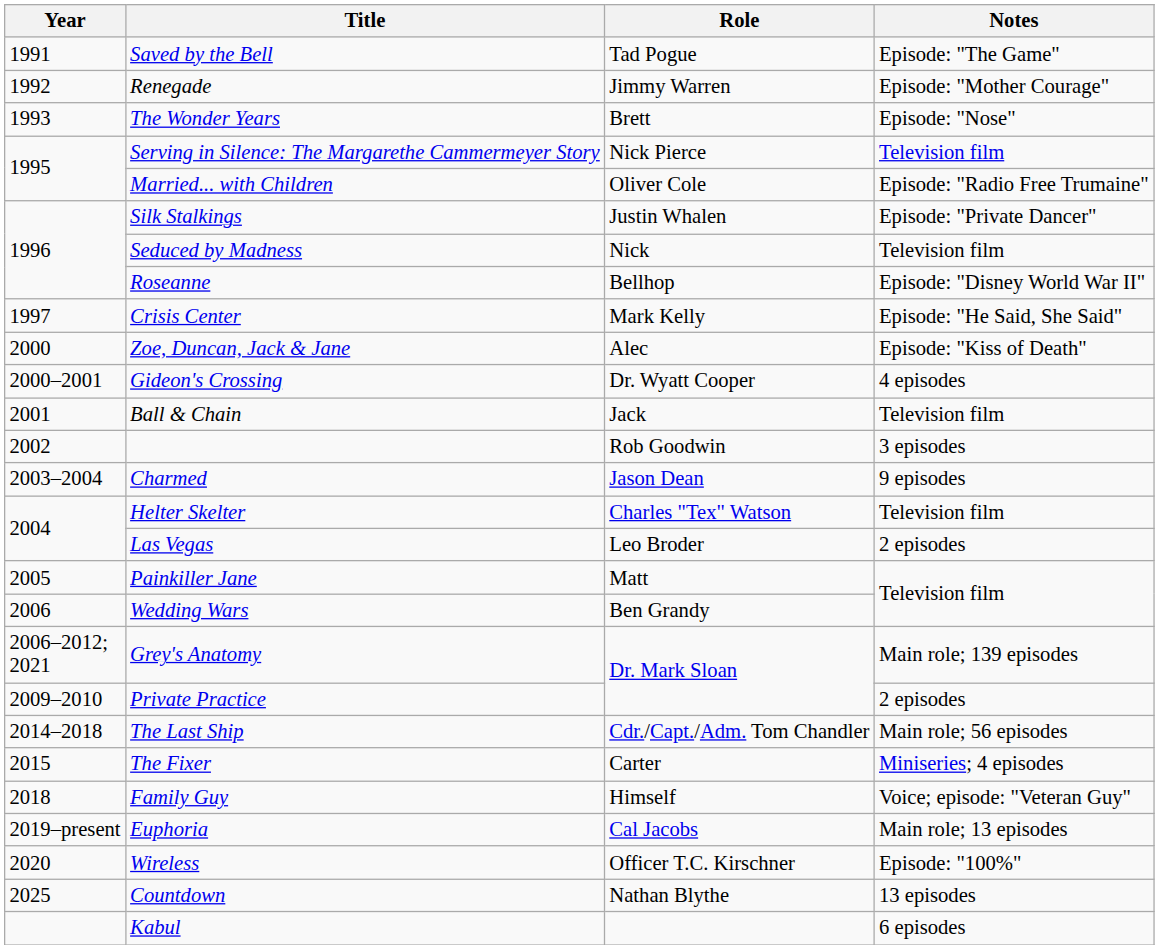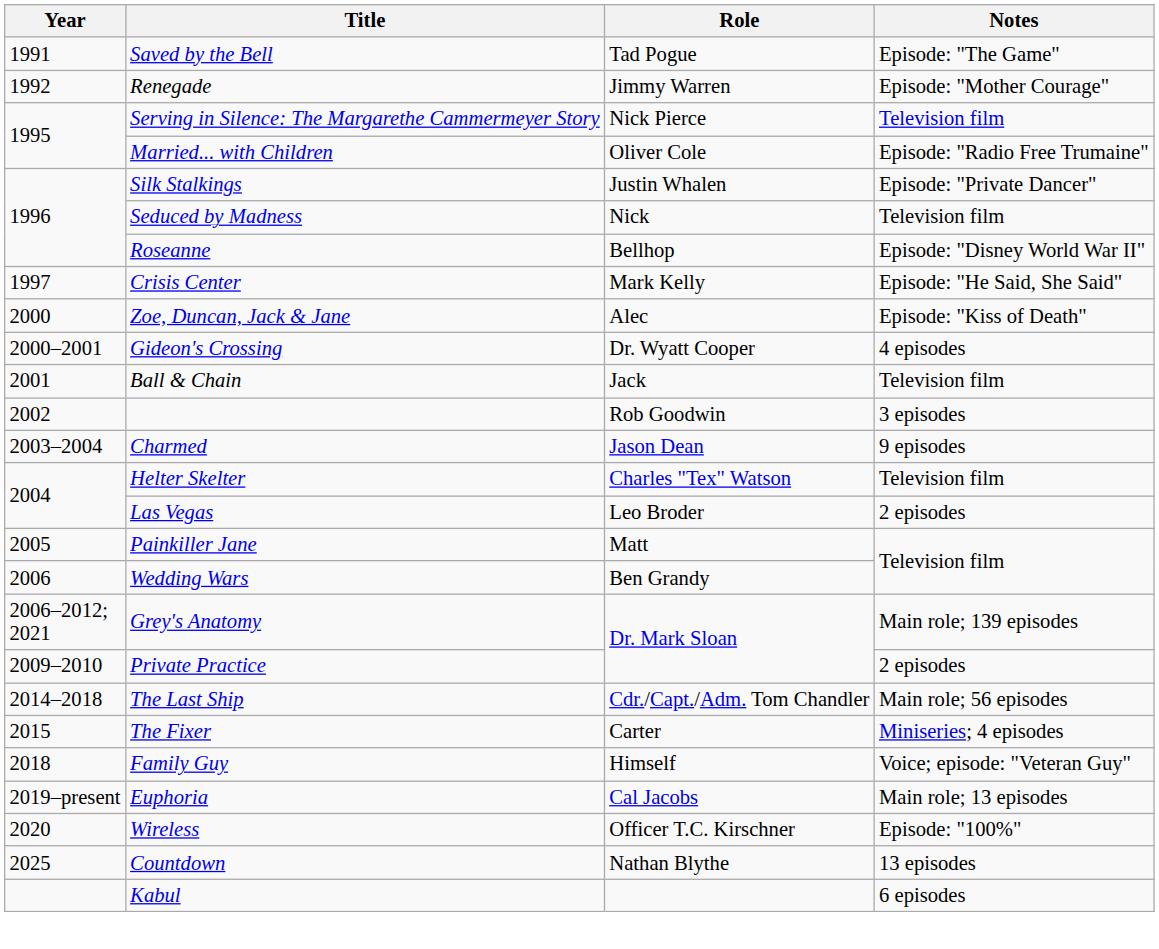- row: (205, 119)
